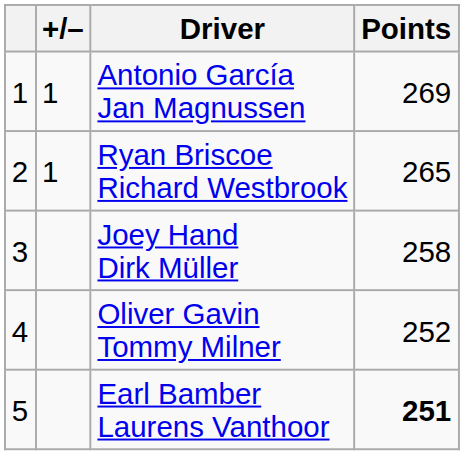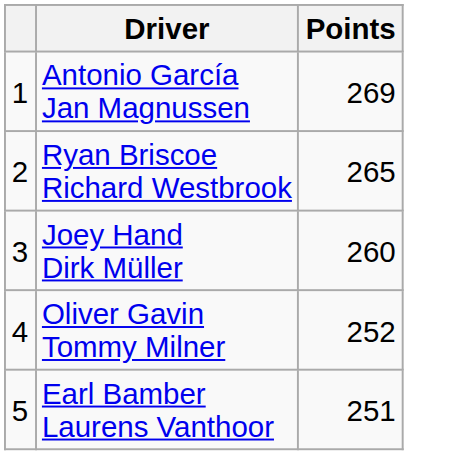- column: (63, 28)
(427, 251) 258 -> (371, 251) 260
(427, 410) bold -> (371, 410) normal
